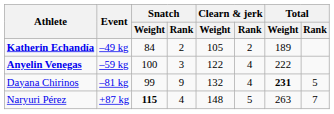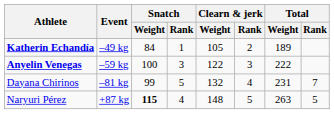(181, 47) 2 -> (181, 47) 1
(250, 65) 4 -> (250, 65) 3
(181, 83) 9 -> (181, 83) 5
(283, 83) bold -> (283, 83) normal
(315, 83) 5 -> (315, 83) 7
(315, 100) 7 -> (315, 100) 5
